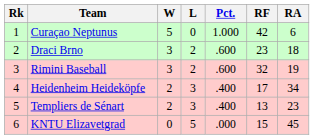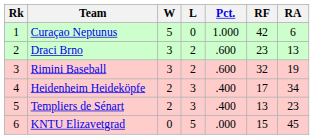(293, 50) 18 -> (293, 50) 13
